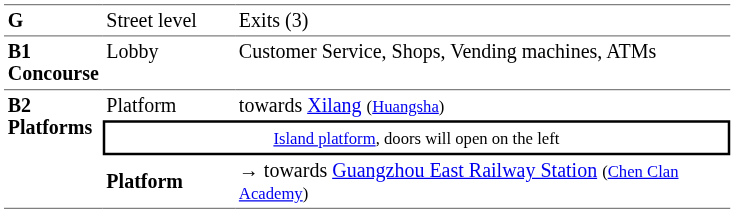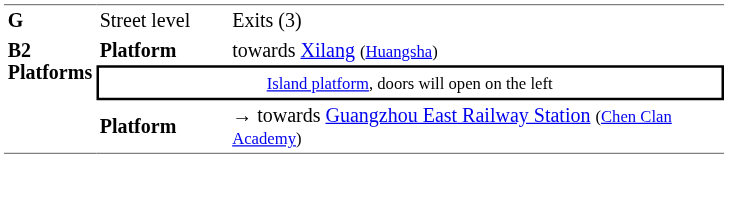- row: (448, 51)
(141, 105) normal -> (138, 50) bold
